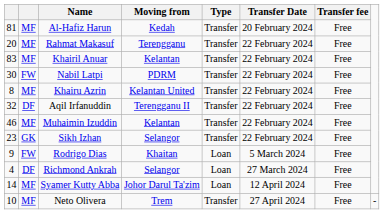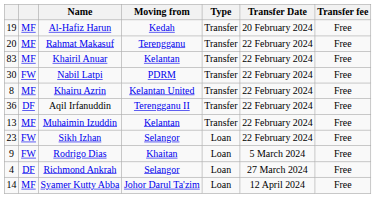(12, 28) 81 -> (12, 28) 19
(12, 106) 32 -> (12, 106) 36
(12, 122) 46 -> (12, 122) 13
(29, 138) GK -> (29, 138) FW
(221, 138) Transfer -> (221, 138) Loan
- row: (80, 201)
